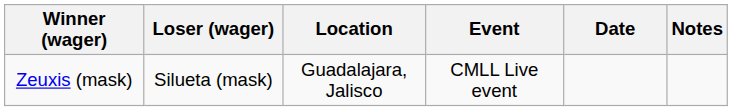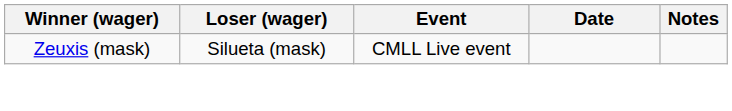- column: (354, 29)
